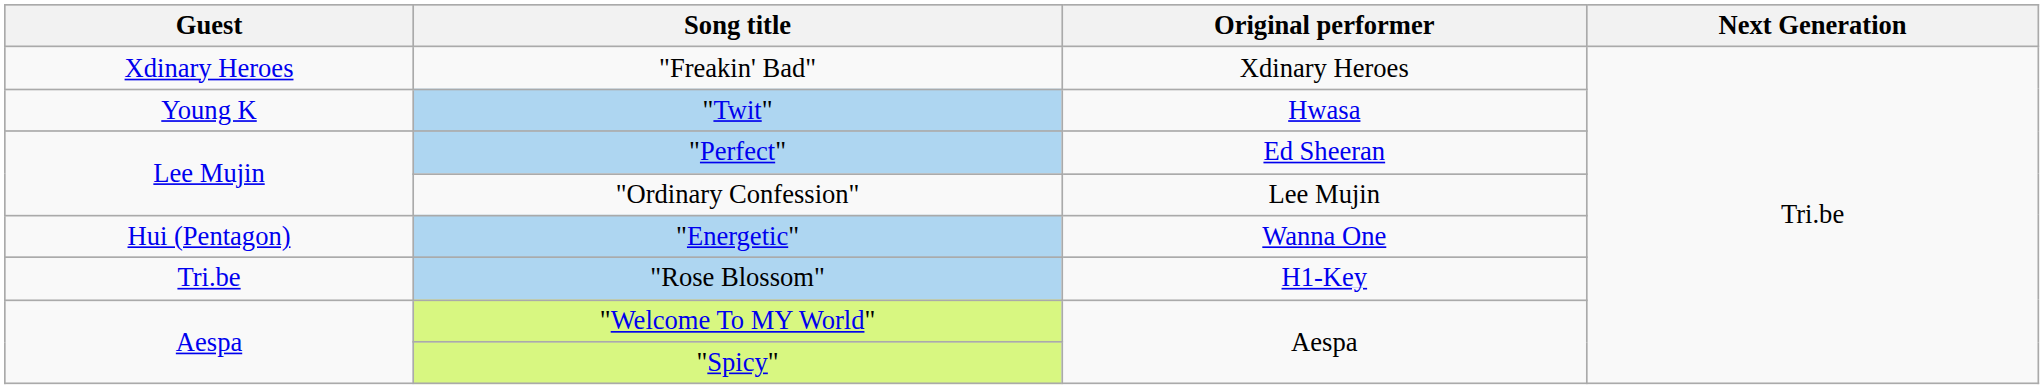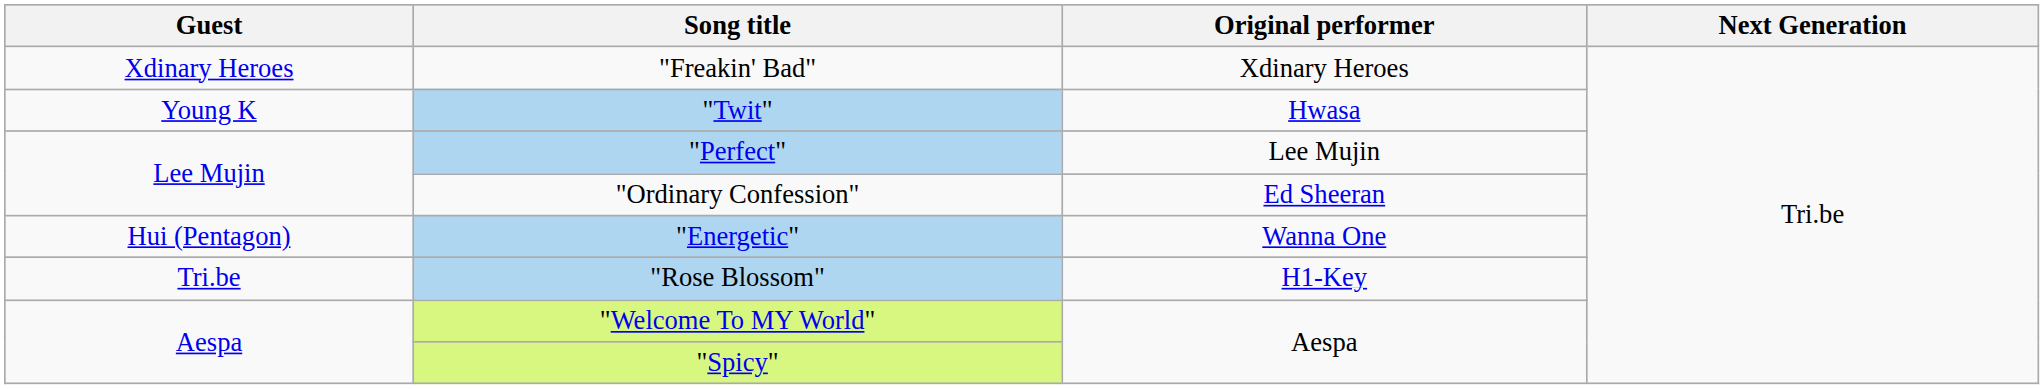(1324, 151) Ed Sheeran -> (1324, 151) Lee Mujin
(1324, 194) Lee Mujin -> (1324, 194) Ed Sheeran
